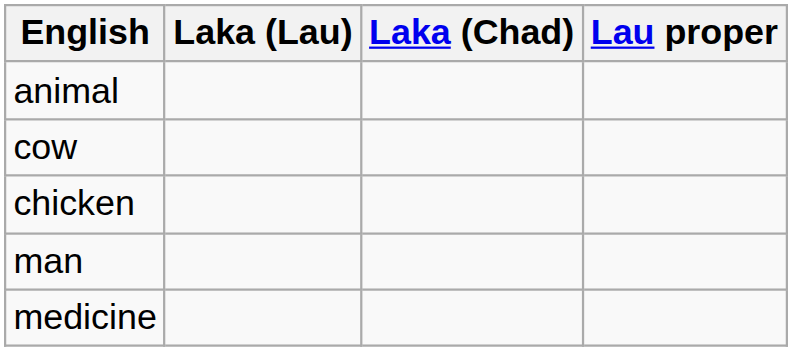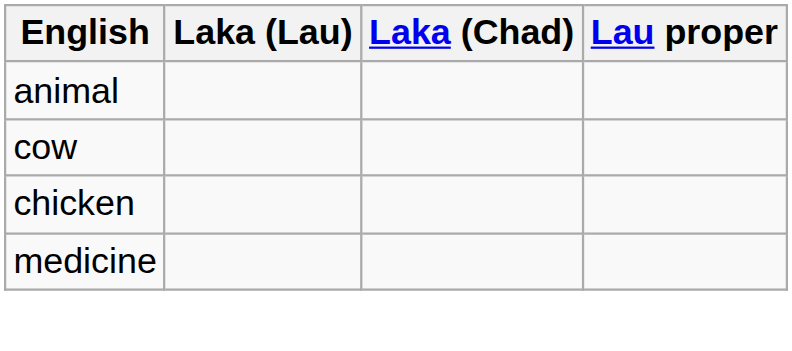- row: (48, 260)
